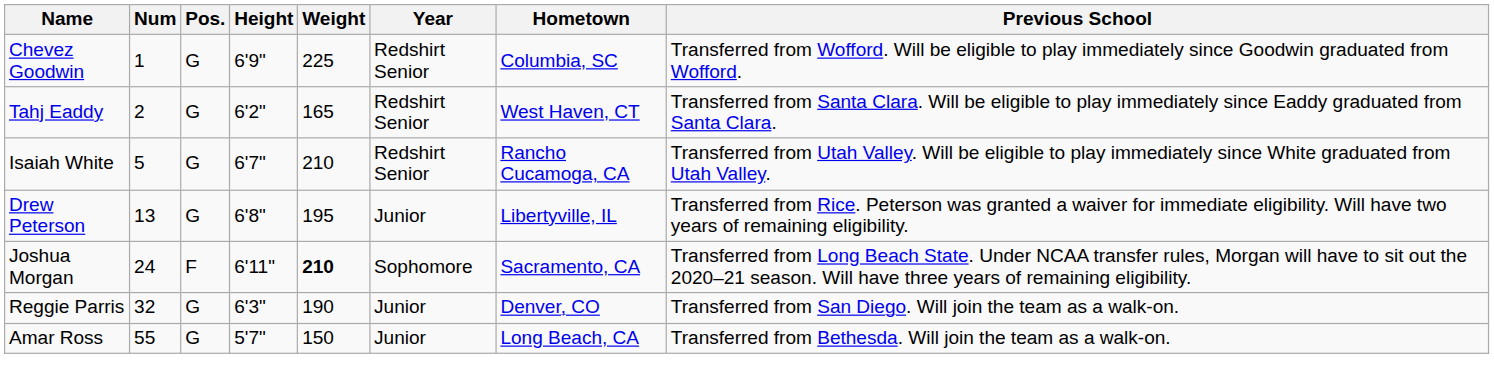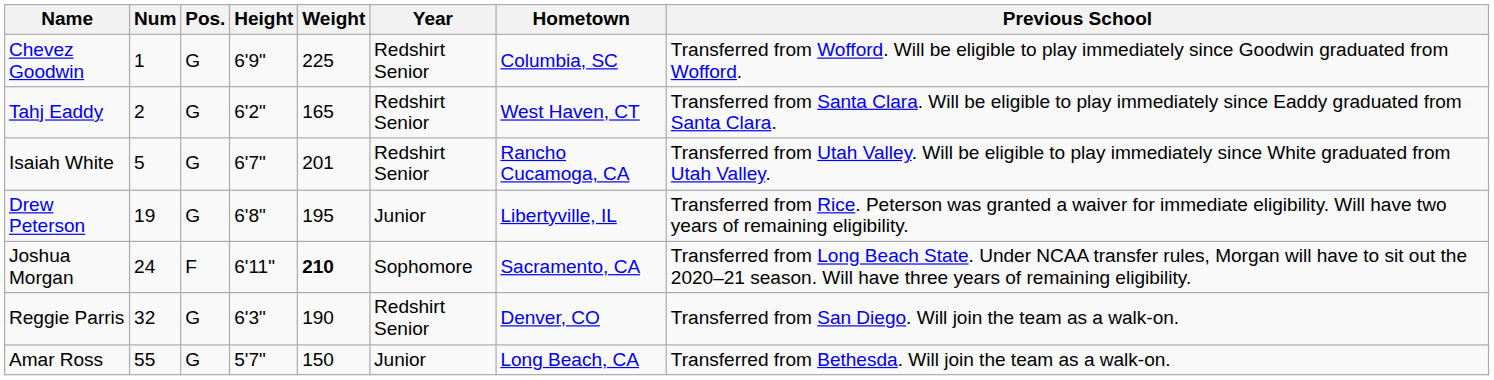(318, 163) 210 -> (318, 163) 201
(145, 215) 13 -> (145, 215) 19
(400, 307) Junior -> (410, 318) Redshirt Senior
